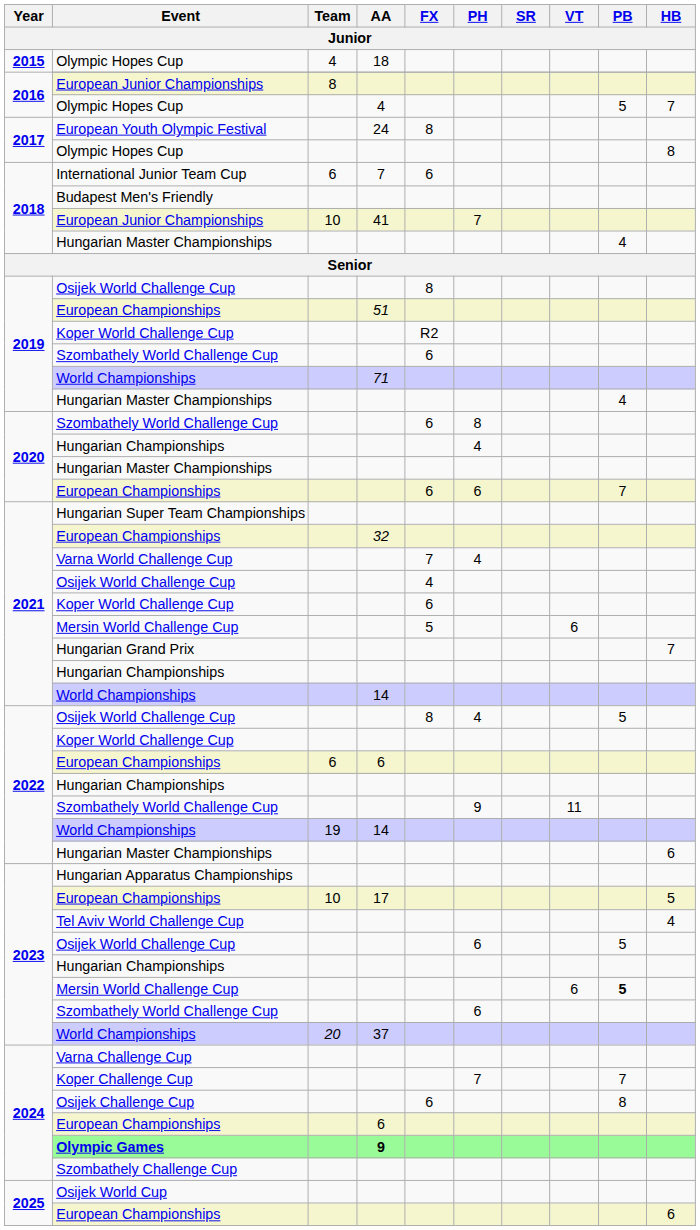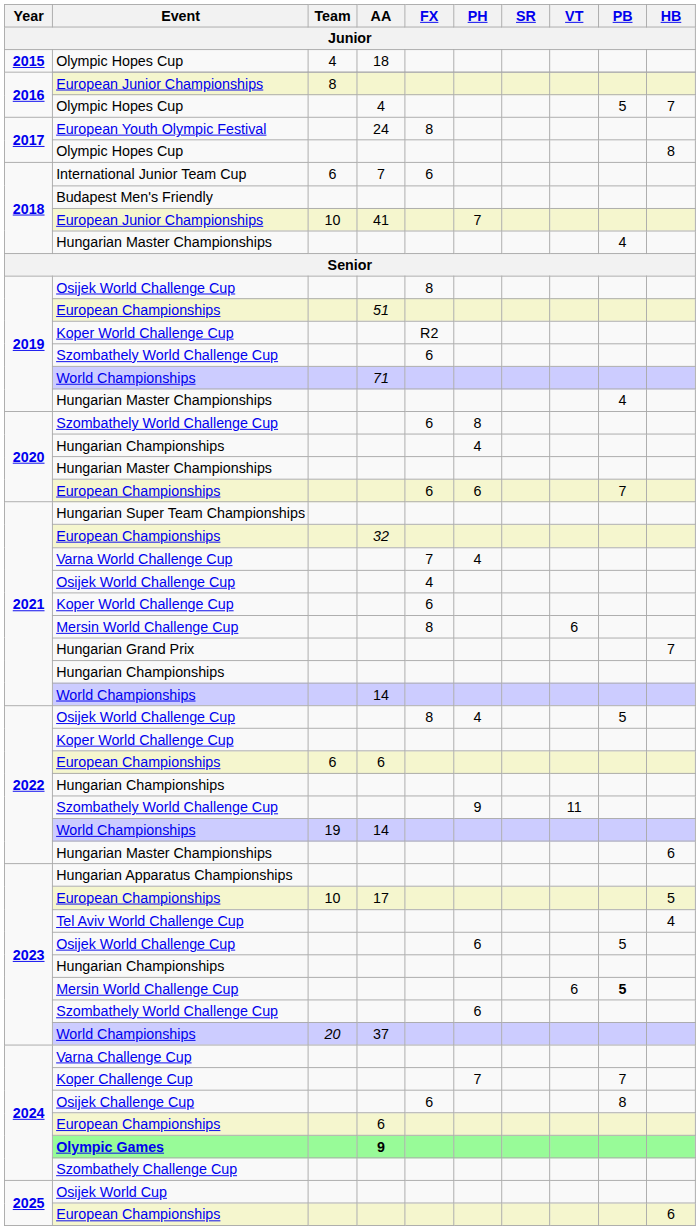(429, 627) 5 -> (429, 627) 8
